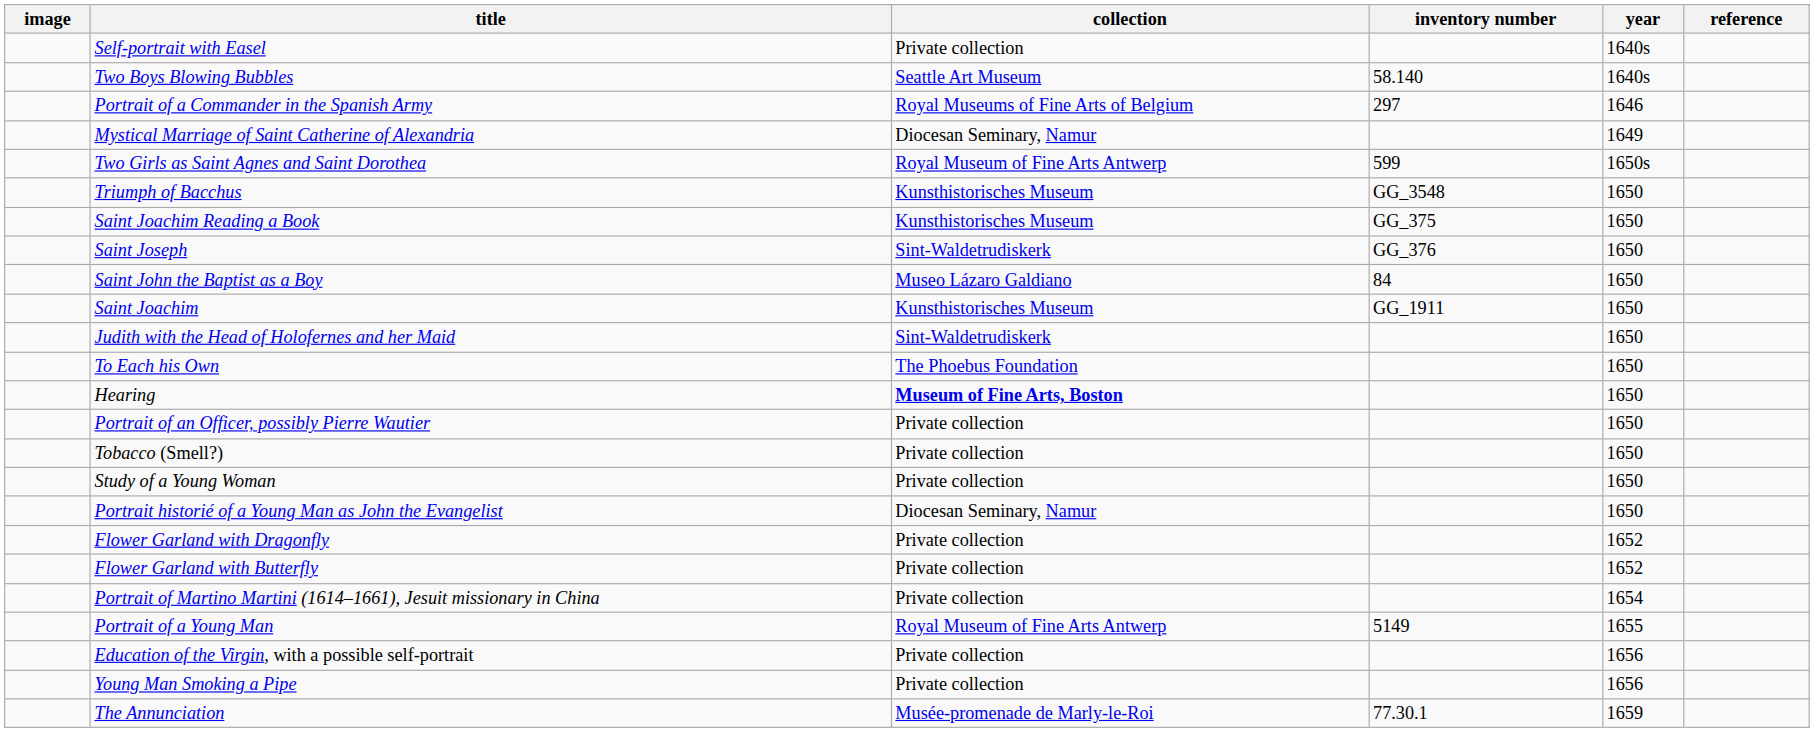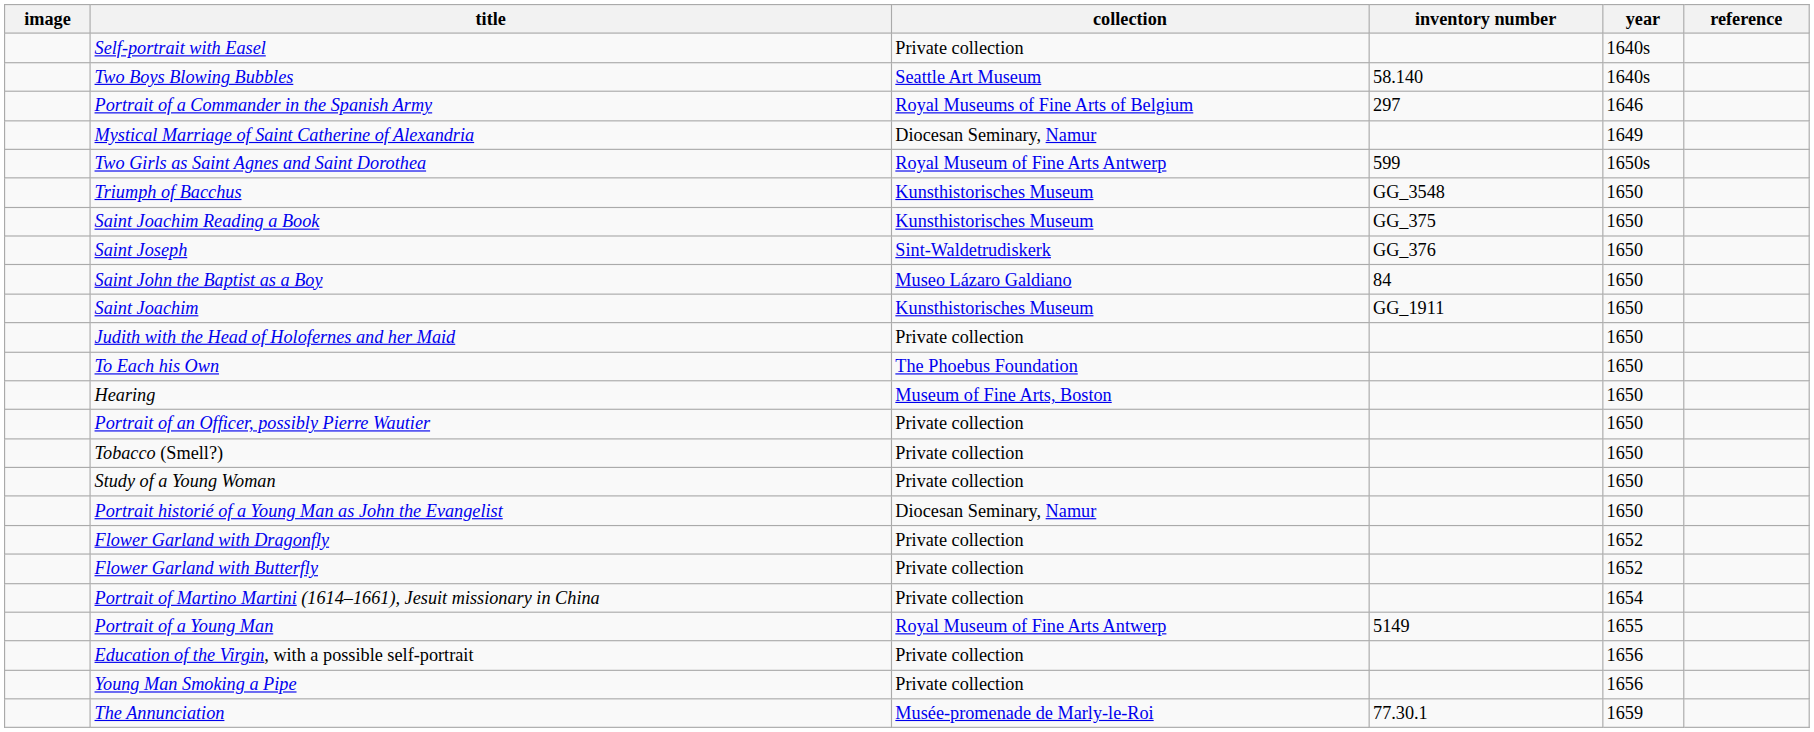(973, 337) Sint-Waldetrudiskerk -> (959, 337) Private collection
(1009, 395) bold -> (1004, 395) normal
